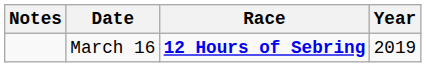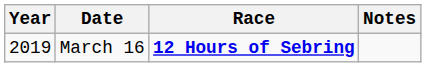columns swapped: (395, 19) <-> (35, 19)
